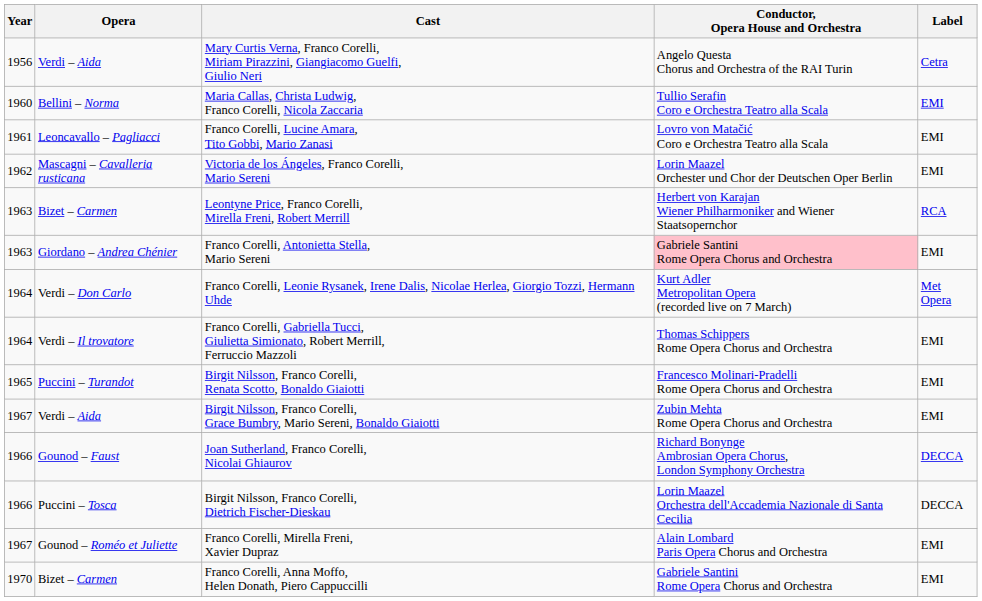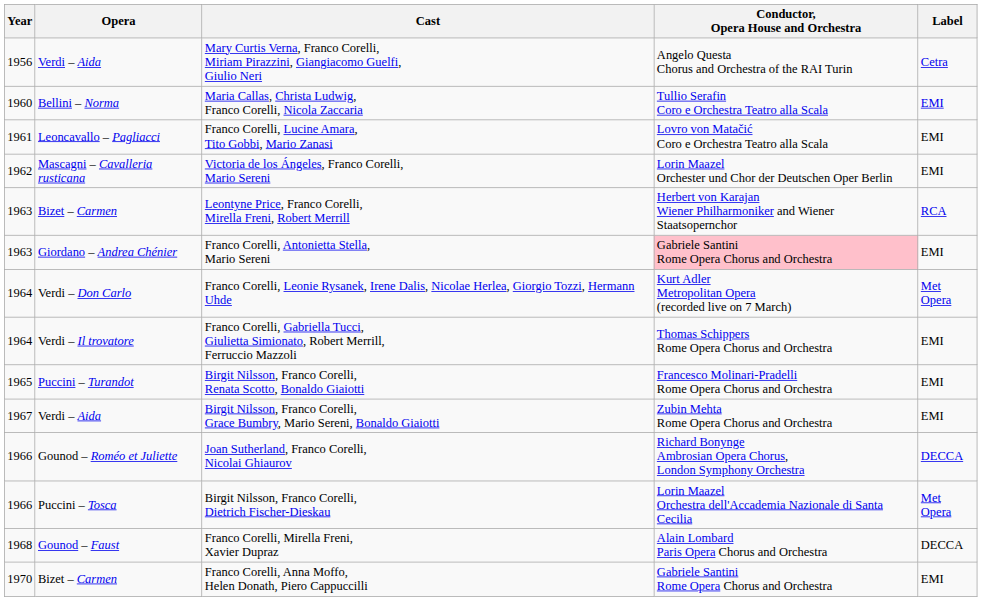(79, 456) Gounod – Faust -> (108, 456) Gounod – Roméo et Juliette
(942, 504) DECCA -> (936, 504) Met Opera
(20, 545) 1967 -> (20, 545) 1968
(108, 545) Gounod – Roméo et Juliette -> (79, 545) Gounod – Faust
(932, 545) EMI -> (942, 545) DECCA
